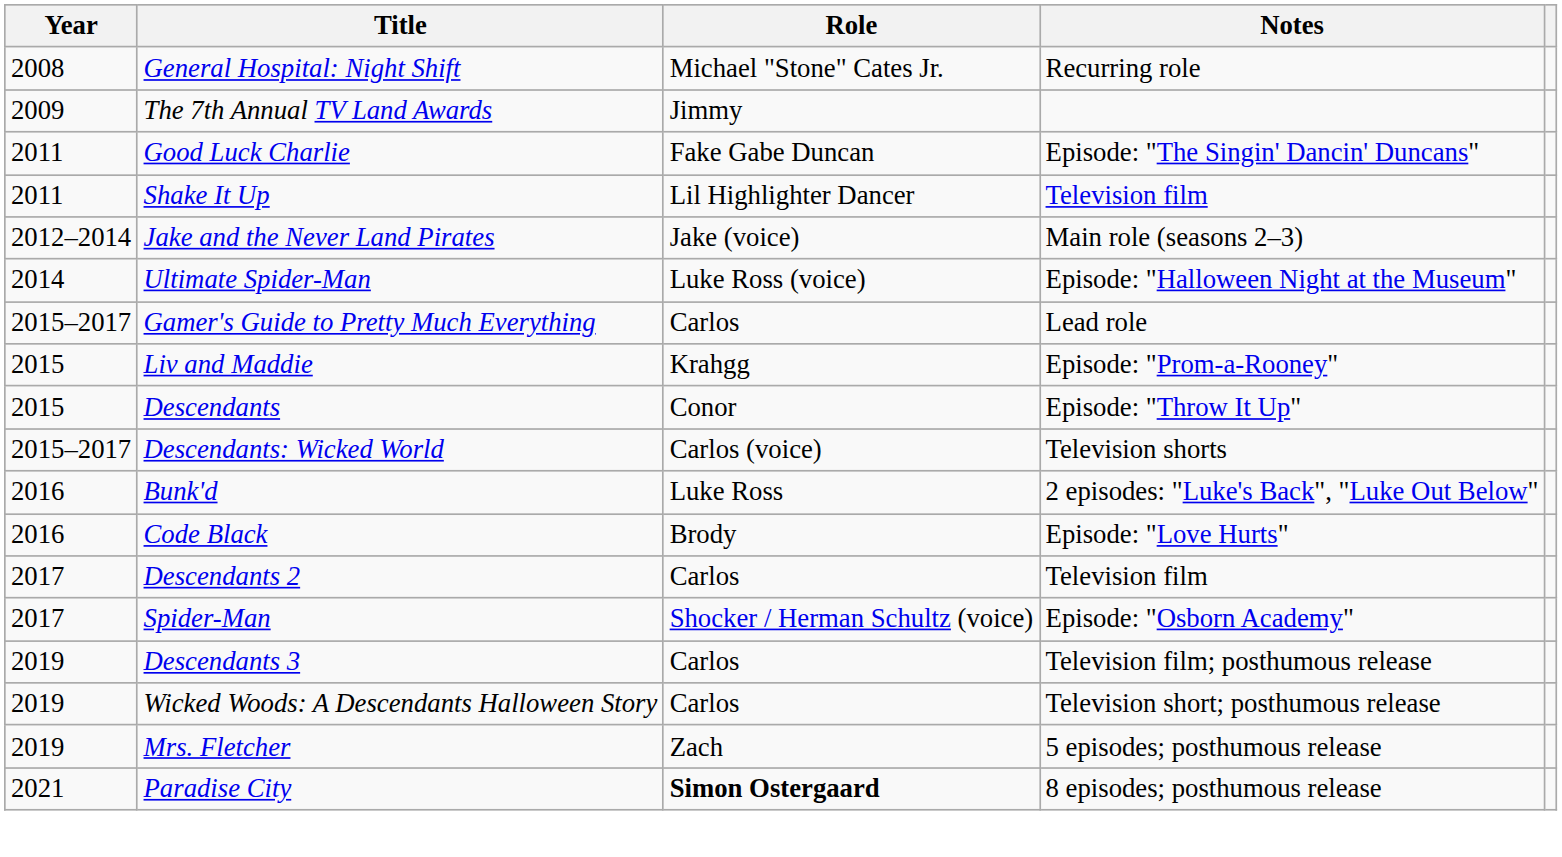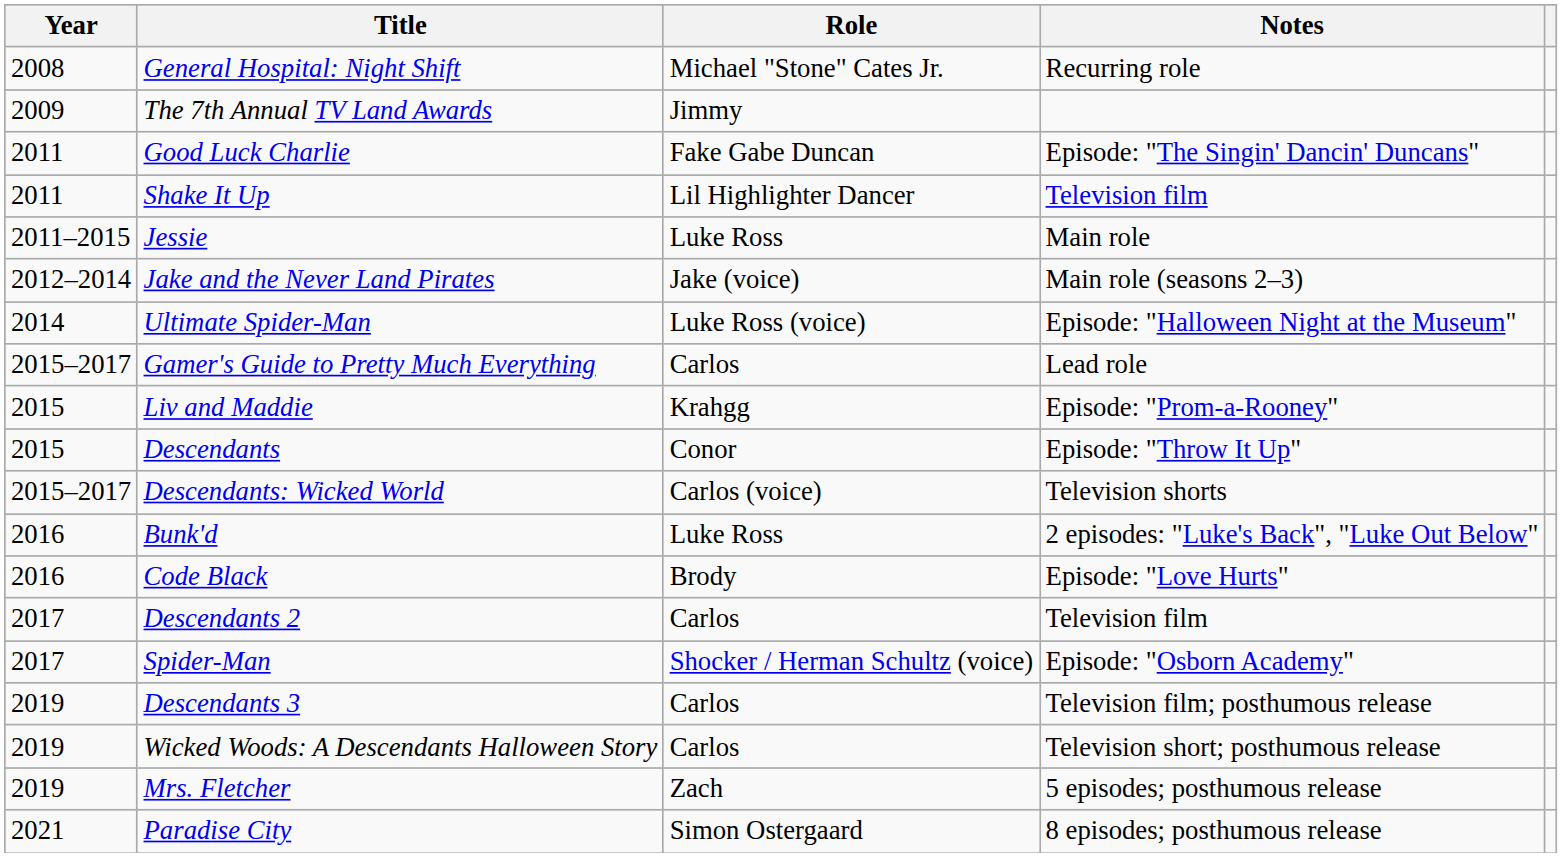+ row: (175, 237)
(775, 788) bold -> (766, 830) normal
